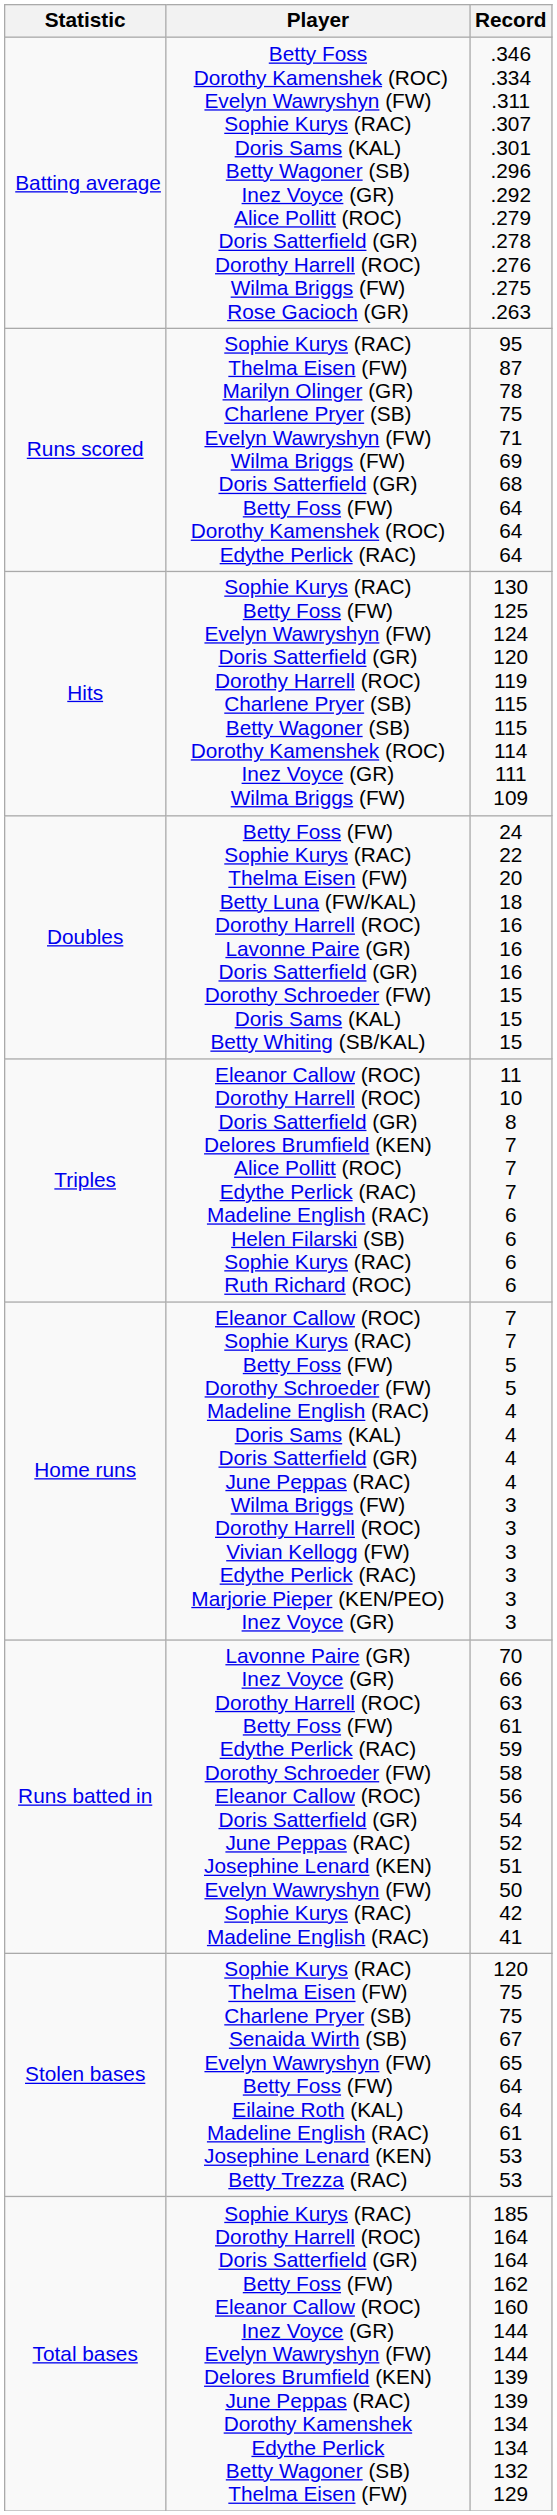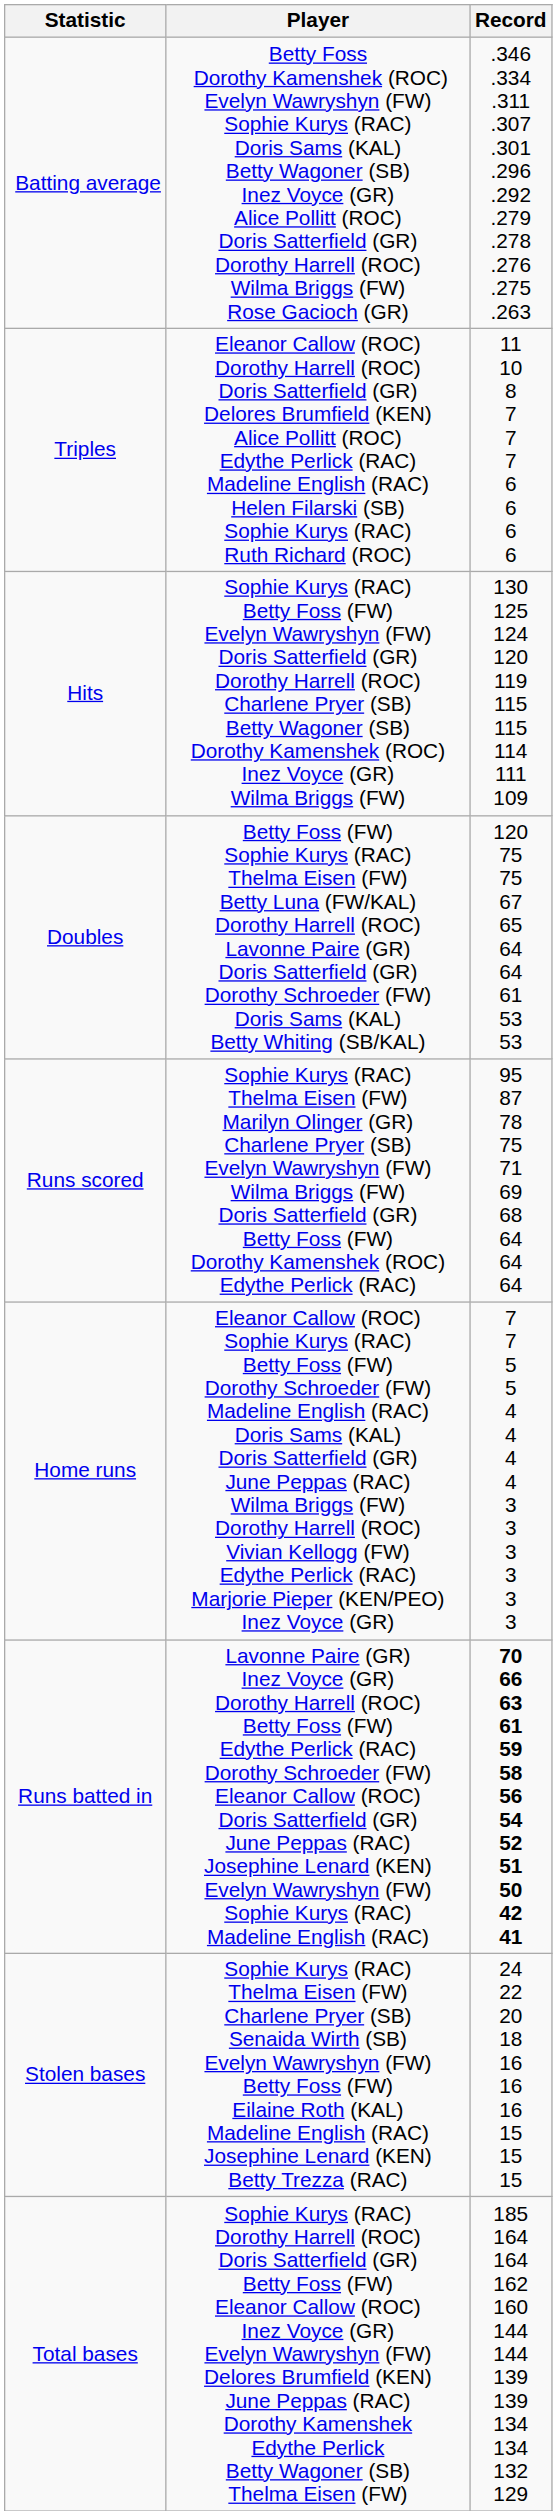rows swapped: (85, 449) <-> (85, 1180)
(511, 936) 24 22 20 18 16 16 16 15 15 15 -> (511, 936) 120 75 75 67 65 64 64 61 53 53
(511, 1796) normal -> (511, 1796) bold
(511, 2074) 120 75 75 67 65 64 64 61 53 53 -> (511, 2074) 24 22 20 18 16 16 16 15 15 15
